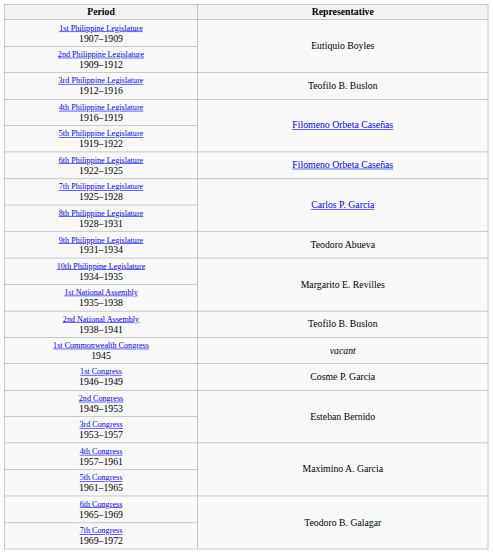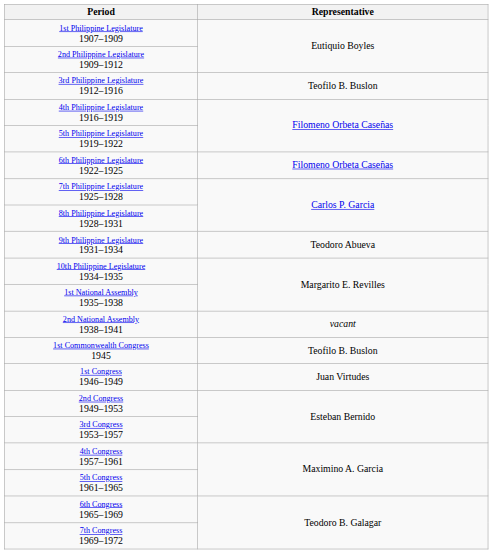(343, 324) Teofilo B. Buslon -> (343, 324) vacant
(343, 350) vacant -> (343, 350) Teofilo B. Buslon
(343, 377) Cosme P. Garcia -> (343, 377) Juan Virtudes
